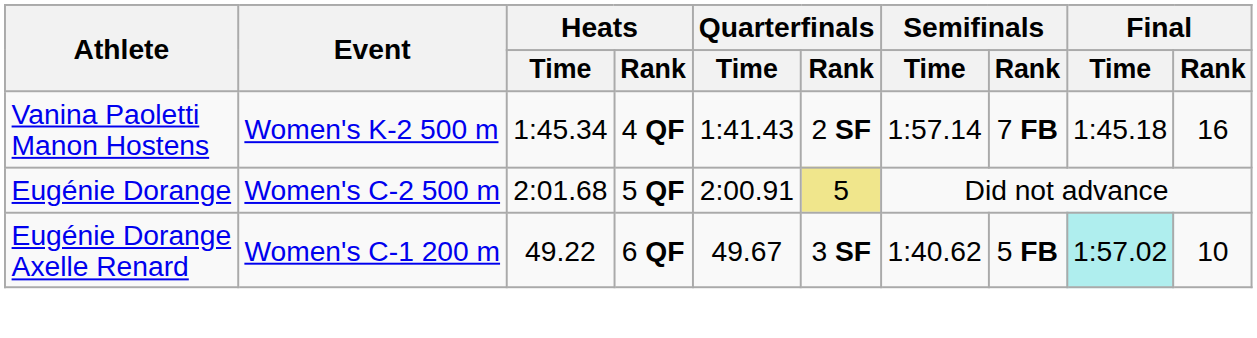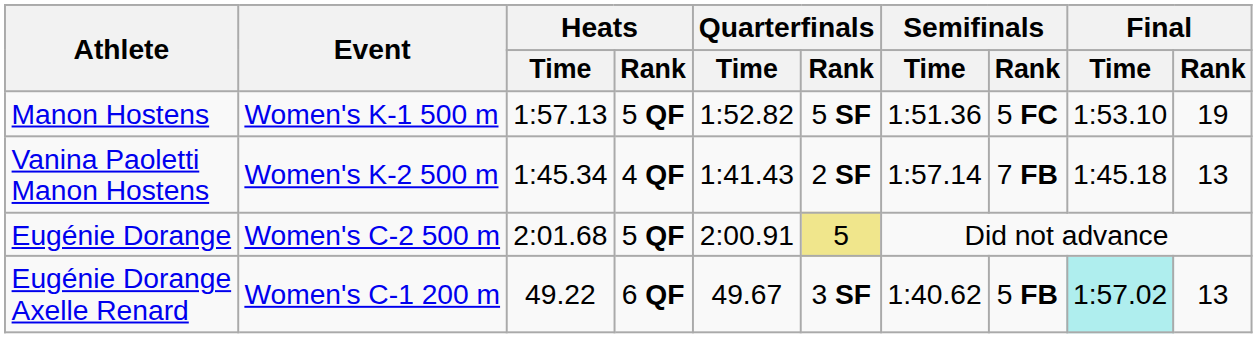+ row: (110, 114)
(1213, 130) 16 -> (1213, 175) 13
(1213, 251) 10 -> (1213, 295) 13
